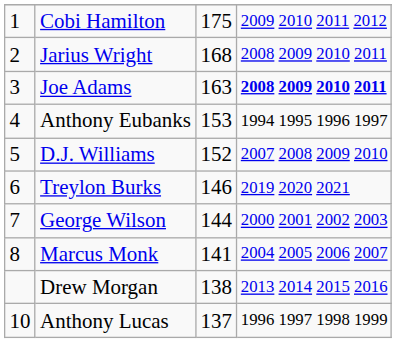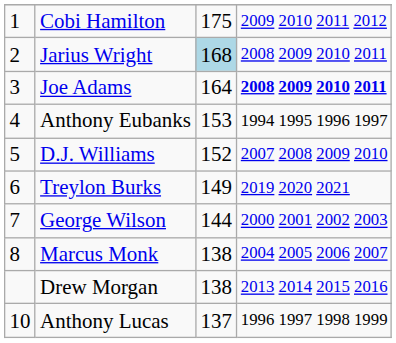(216, 54) no background -> (216, 54) lightblue background
(216, 87) 163 -> (216, 87) 164
(216, 187) 146 -> (216, 187) 149
(216, 253) 141 -> (216, 253) 138
